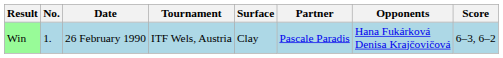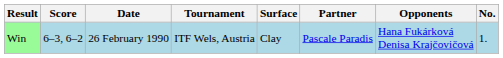columns swapped: (52, 13) <-> (476, 13)
